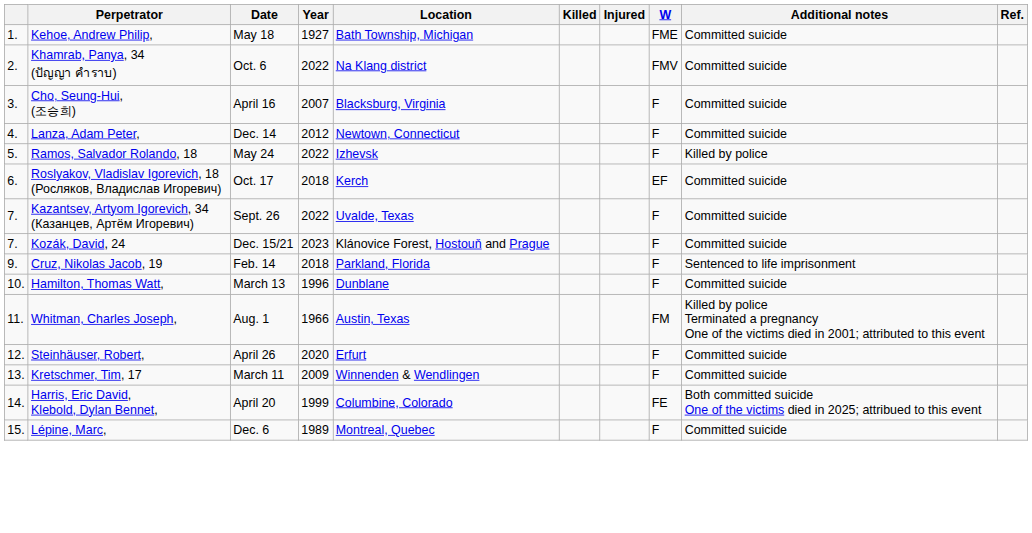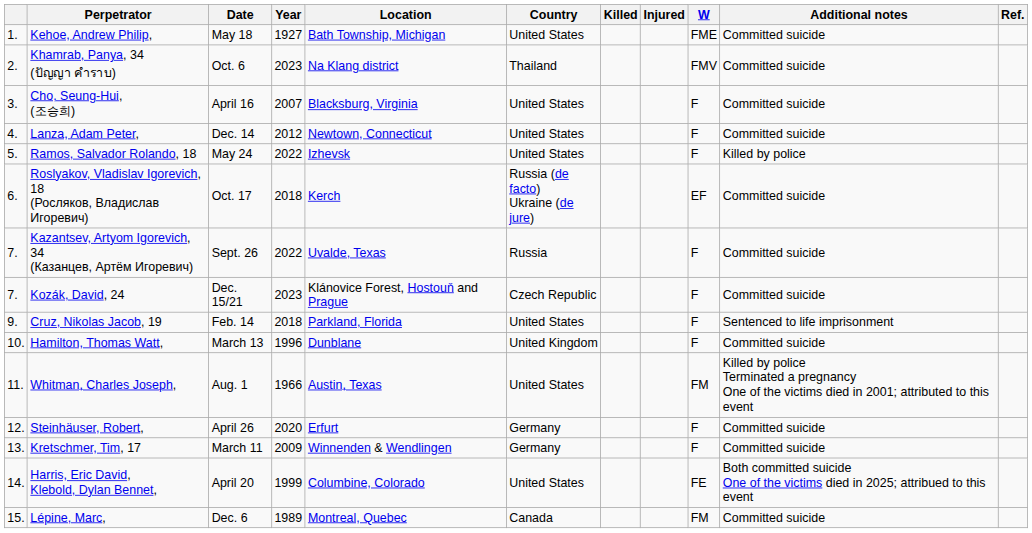+ column: (554, 15)
(315, 65) 2022 -> (288, 65) 2023
(655, 430) F -> (700, 517) FM
